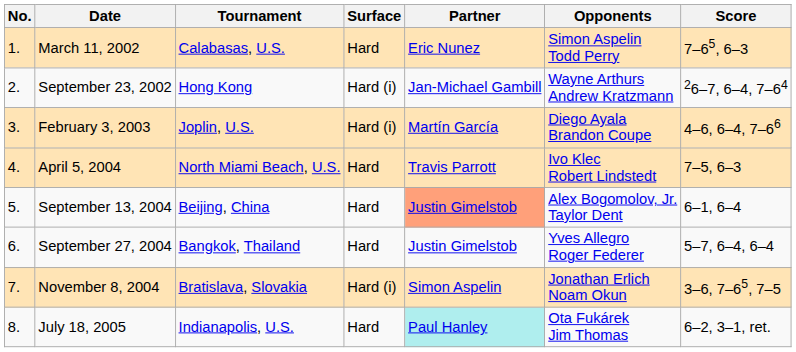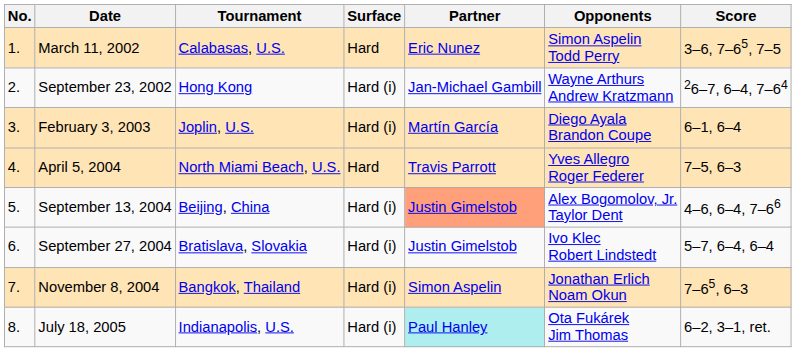(716, 47) 7–65, 6–3 -> (732, 47) 3–6, 7–65, 7–5
(732, 127) 4–6, 6–4, 7–66 -> (713, 127) 6–1, 6–4
(602, 167) Ivo Klec Robert Lindstedt -> (596, 167) Yves Allegro Roger Federer
(363, 207) Hard -> (372, 207) Hard (i)
(713, 207) 6–1, 6–4 -> (732, 207) 4–6, 6–4, 7–66
(239, 247) Bangkok, Thailand -> (243, 247) Bratislava, Slovakia
(363, 247) Hard -> (372, 247) Hard (i)
(596, 247) Yves Allegro Roger Federer -> (602, 247) Ivo Klec Robert Lindstedt
(243, 287) Bratislava, Slovakia -> (239, 287) Bangkok, Thailand
(732, 287) 3–6, 7–65, 7–5 -> (716, 287) 7–65, 6–3
(363, 327) Hard -> (372, 327) Hard (i)
